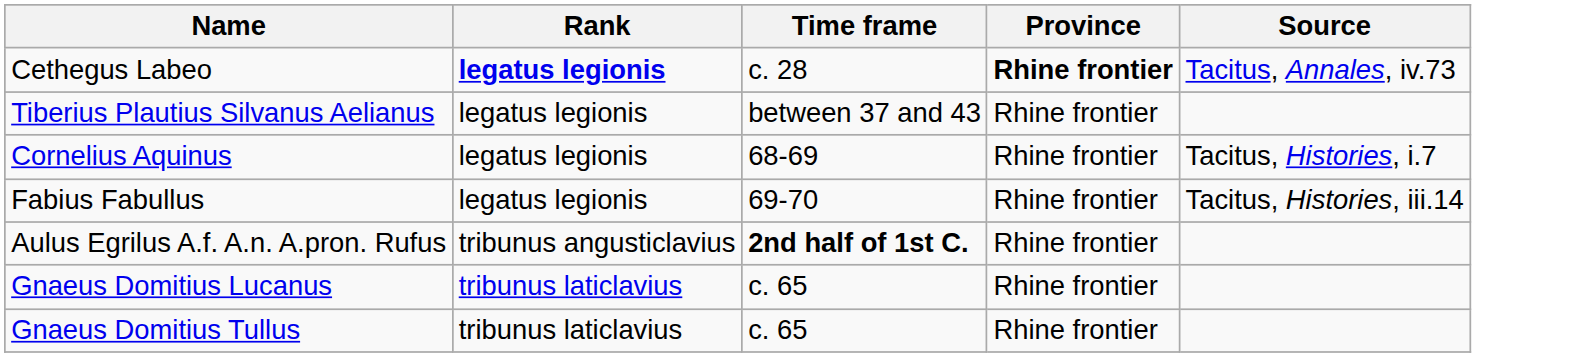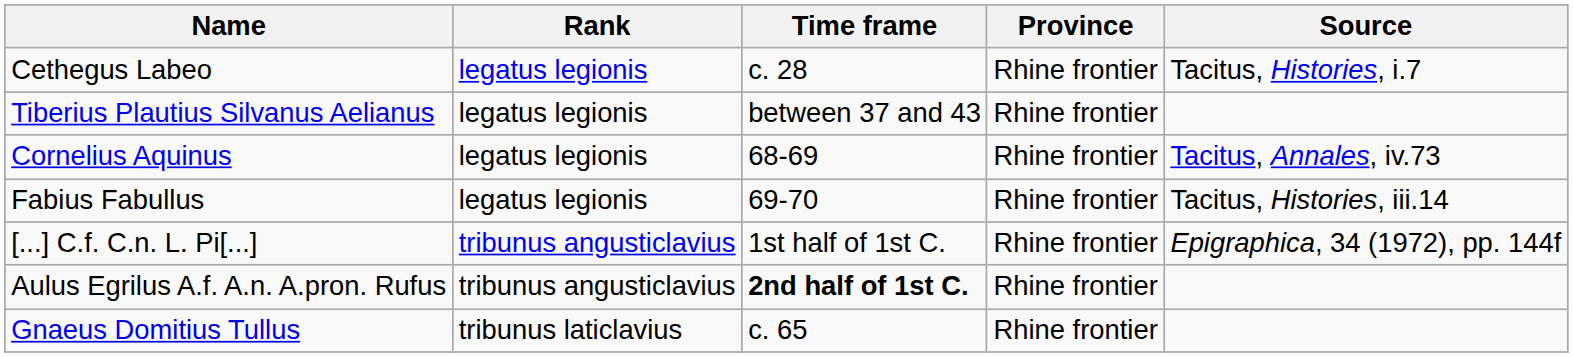(562, 69) bold -> (553, 69) normal
(1083, 69) bold -> (1076, 69) normal
(1321, 69) Tacitus, Annales, iv.73 -> (1296, 69) Tacitus, Histories, i.7
(1311, 156) Tacitus, Histories, i.7 -> (1305, 156) Tacitus, Annales, iv.73
+ row: (134, 243)
- row: (172, 286)
